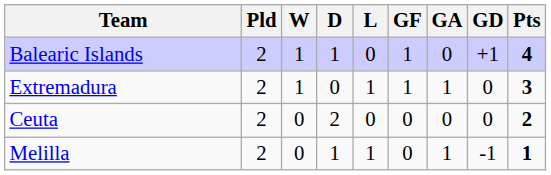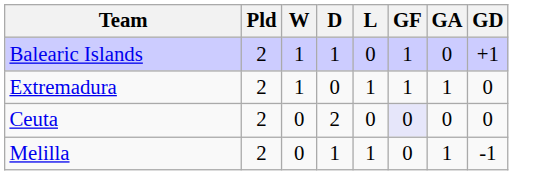- column: (527, 20)
(407, 119) no background -> (407, 119) lavender background
